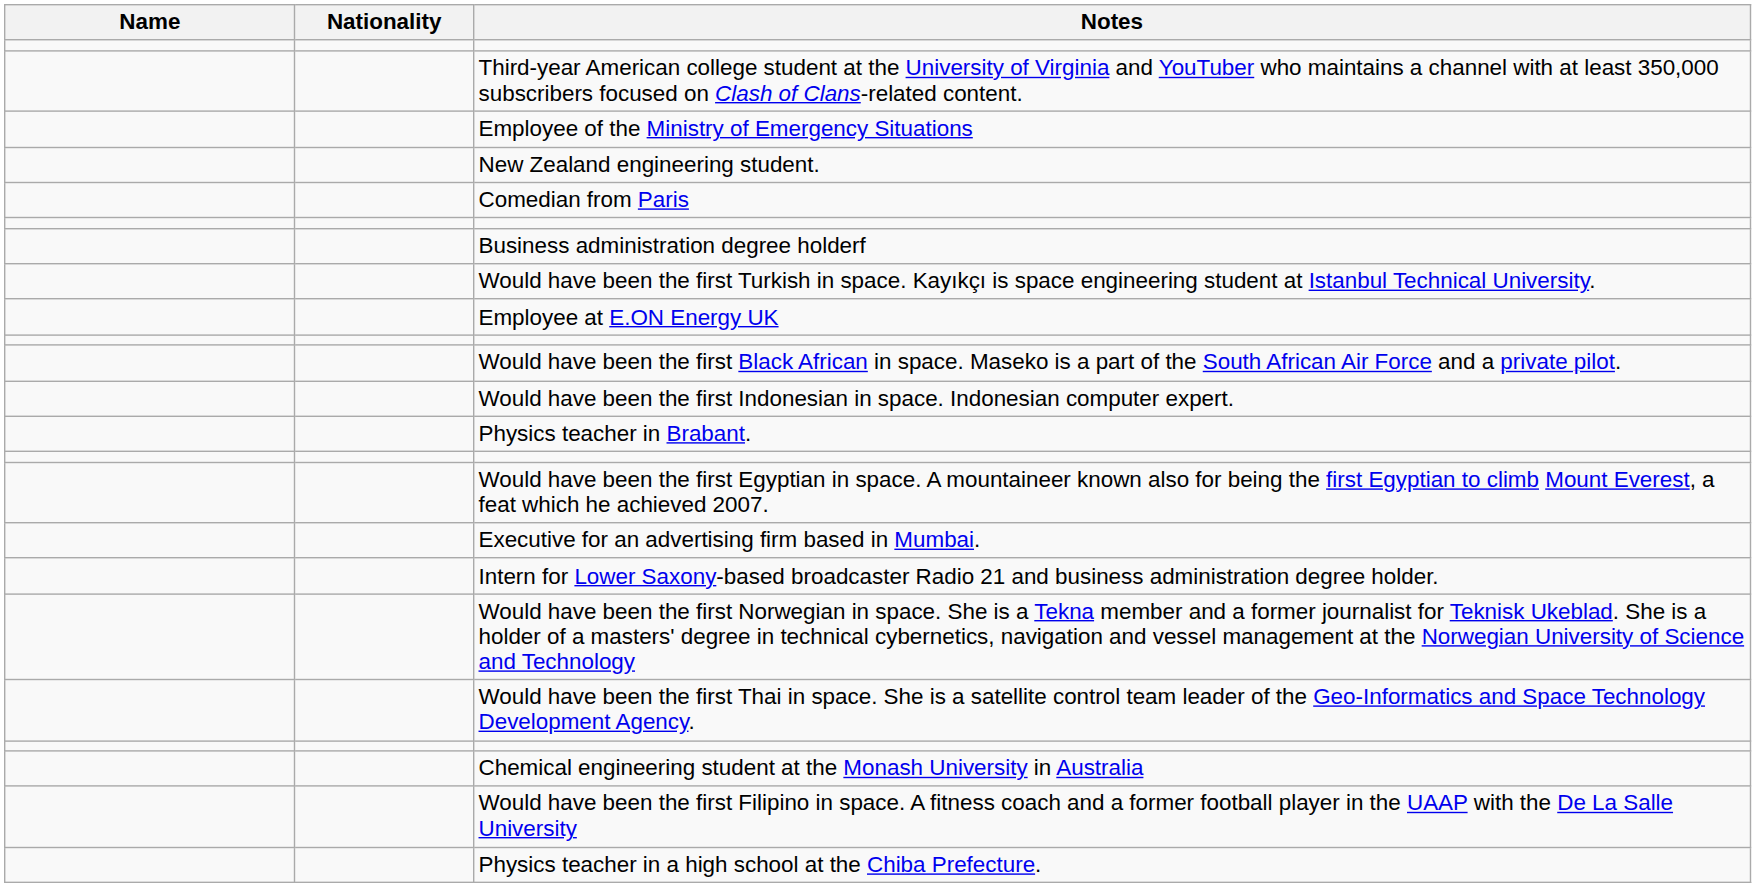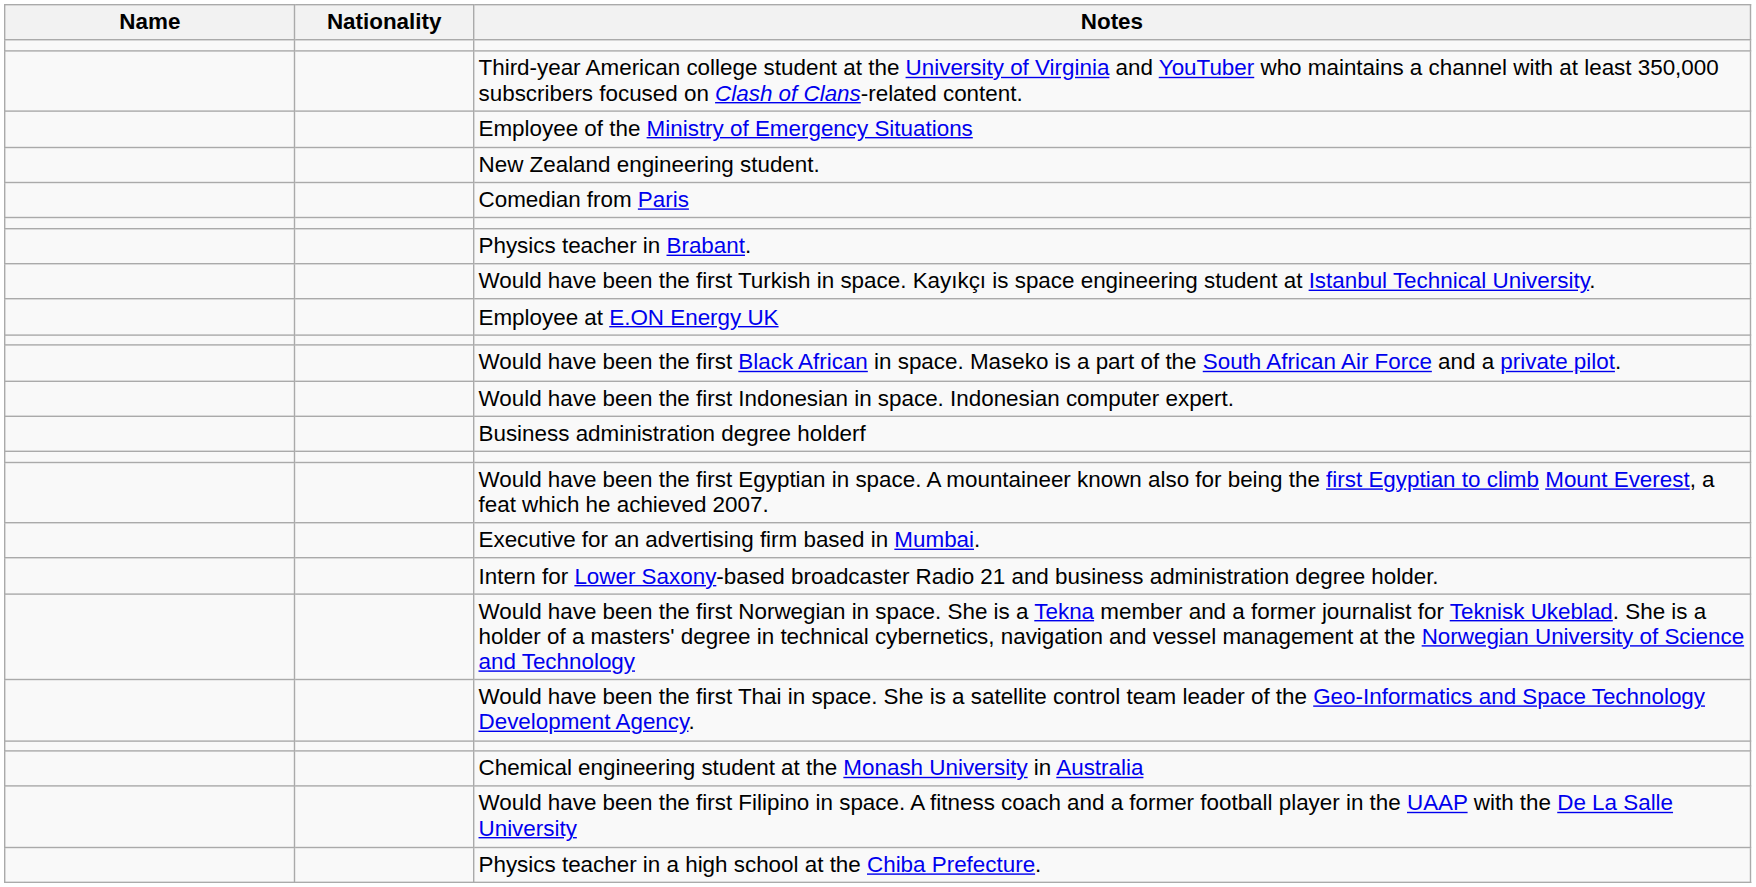rows swapped: (150, 246) <-> (150, 434)
